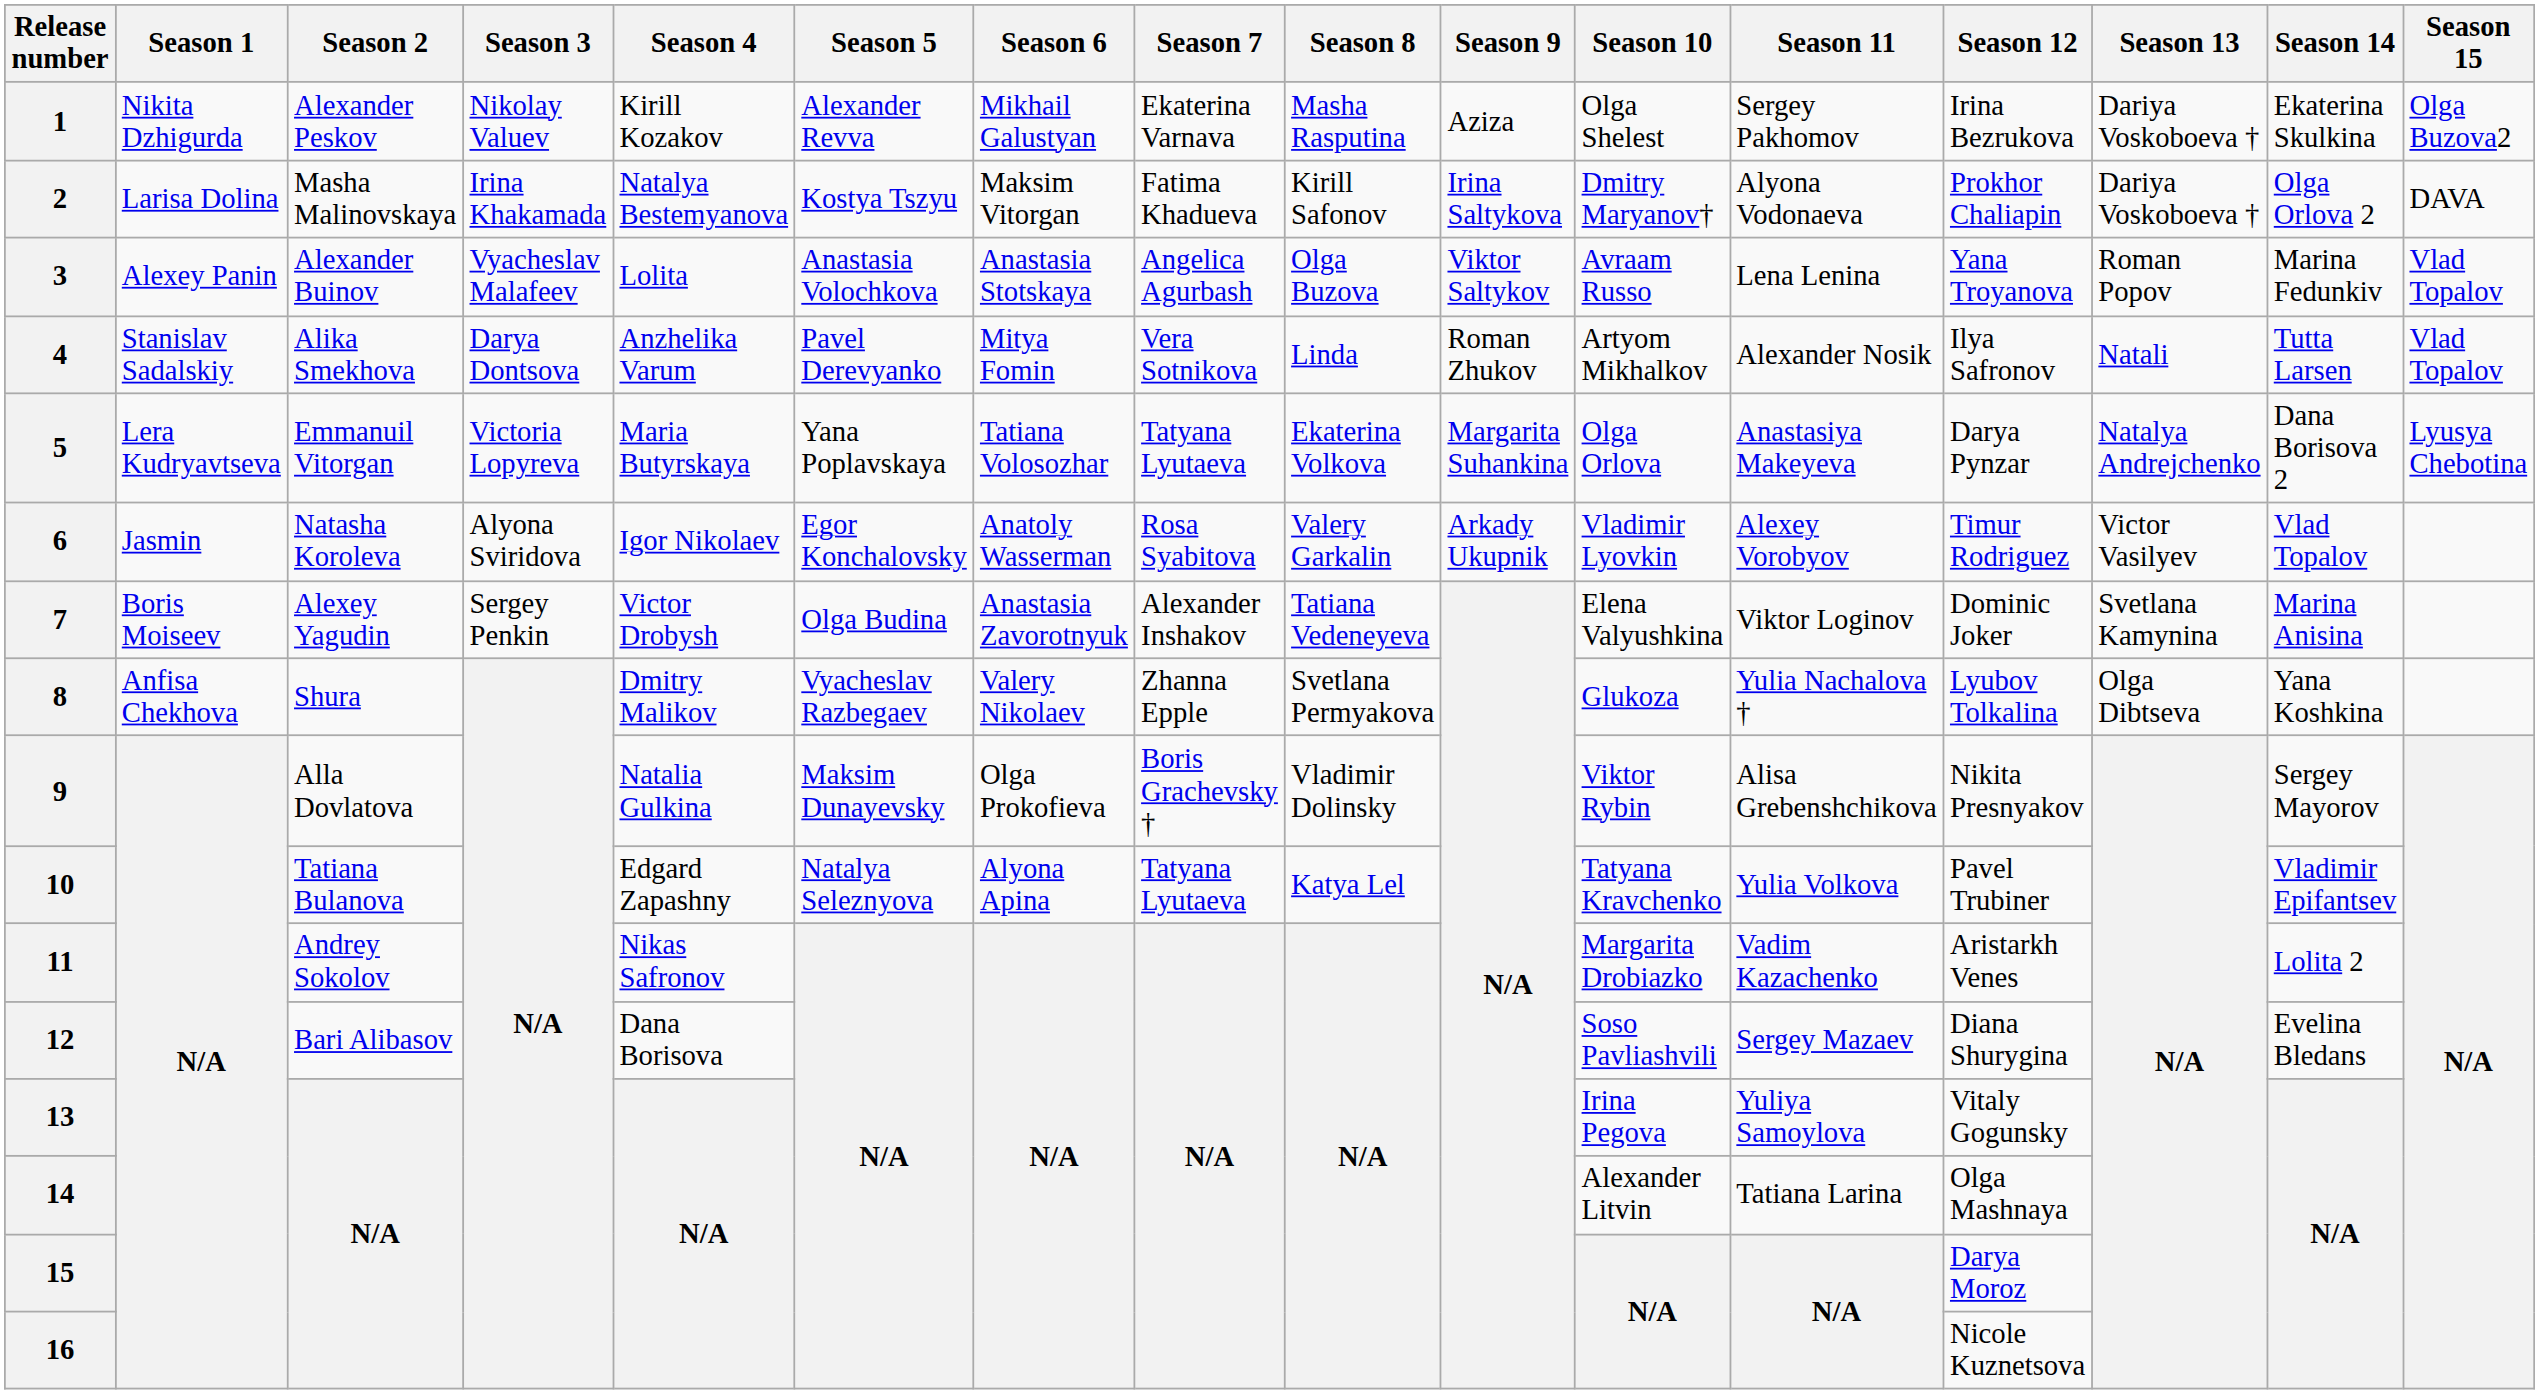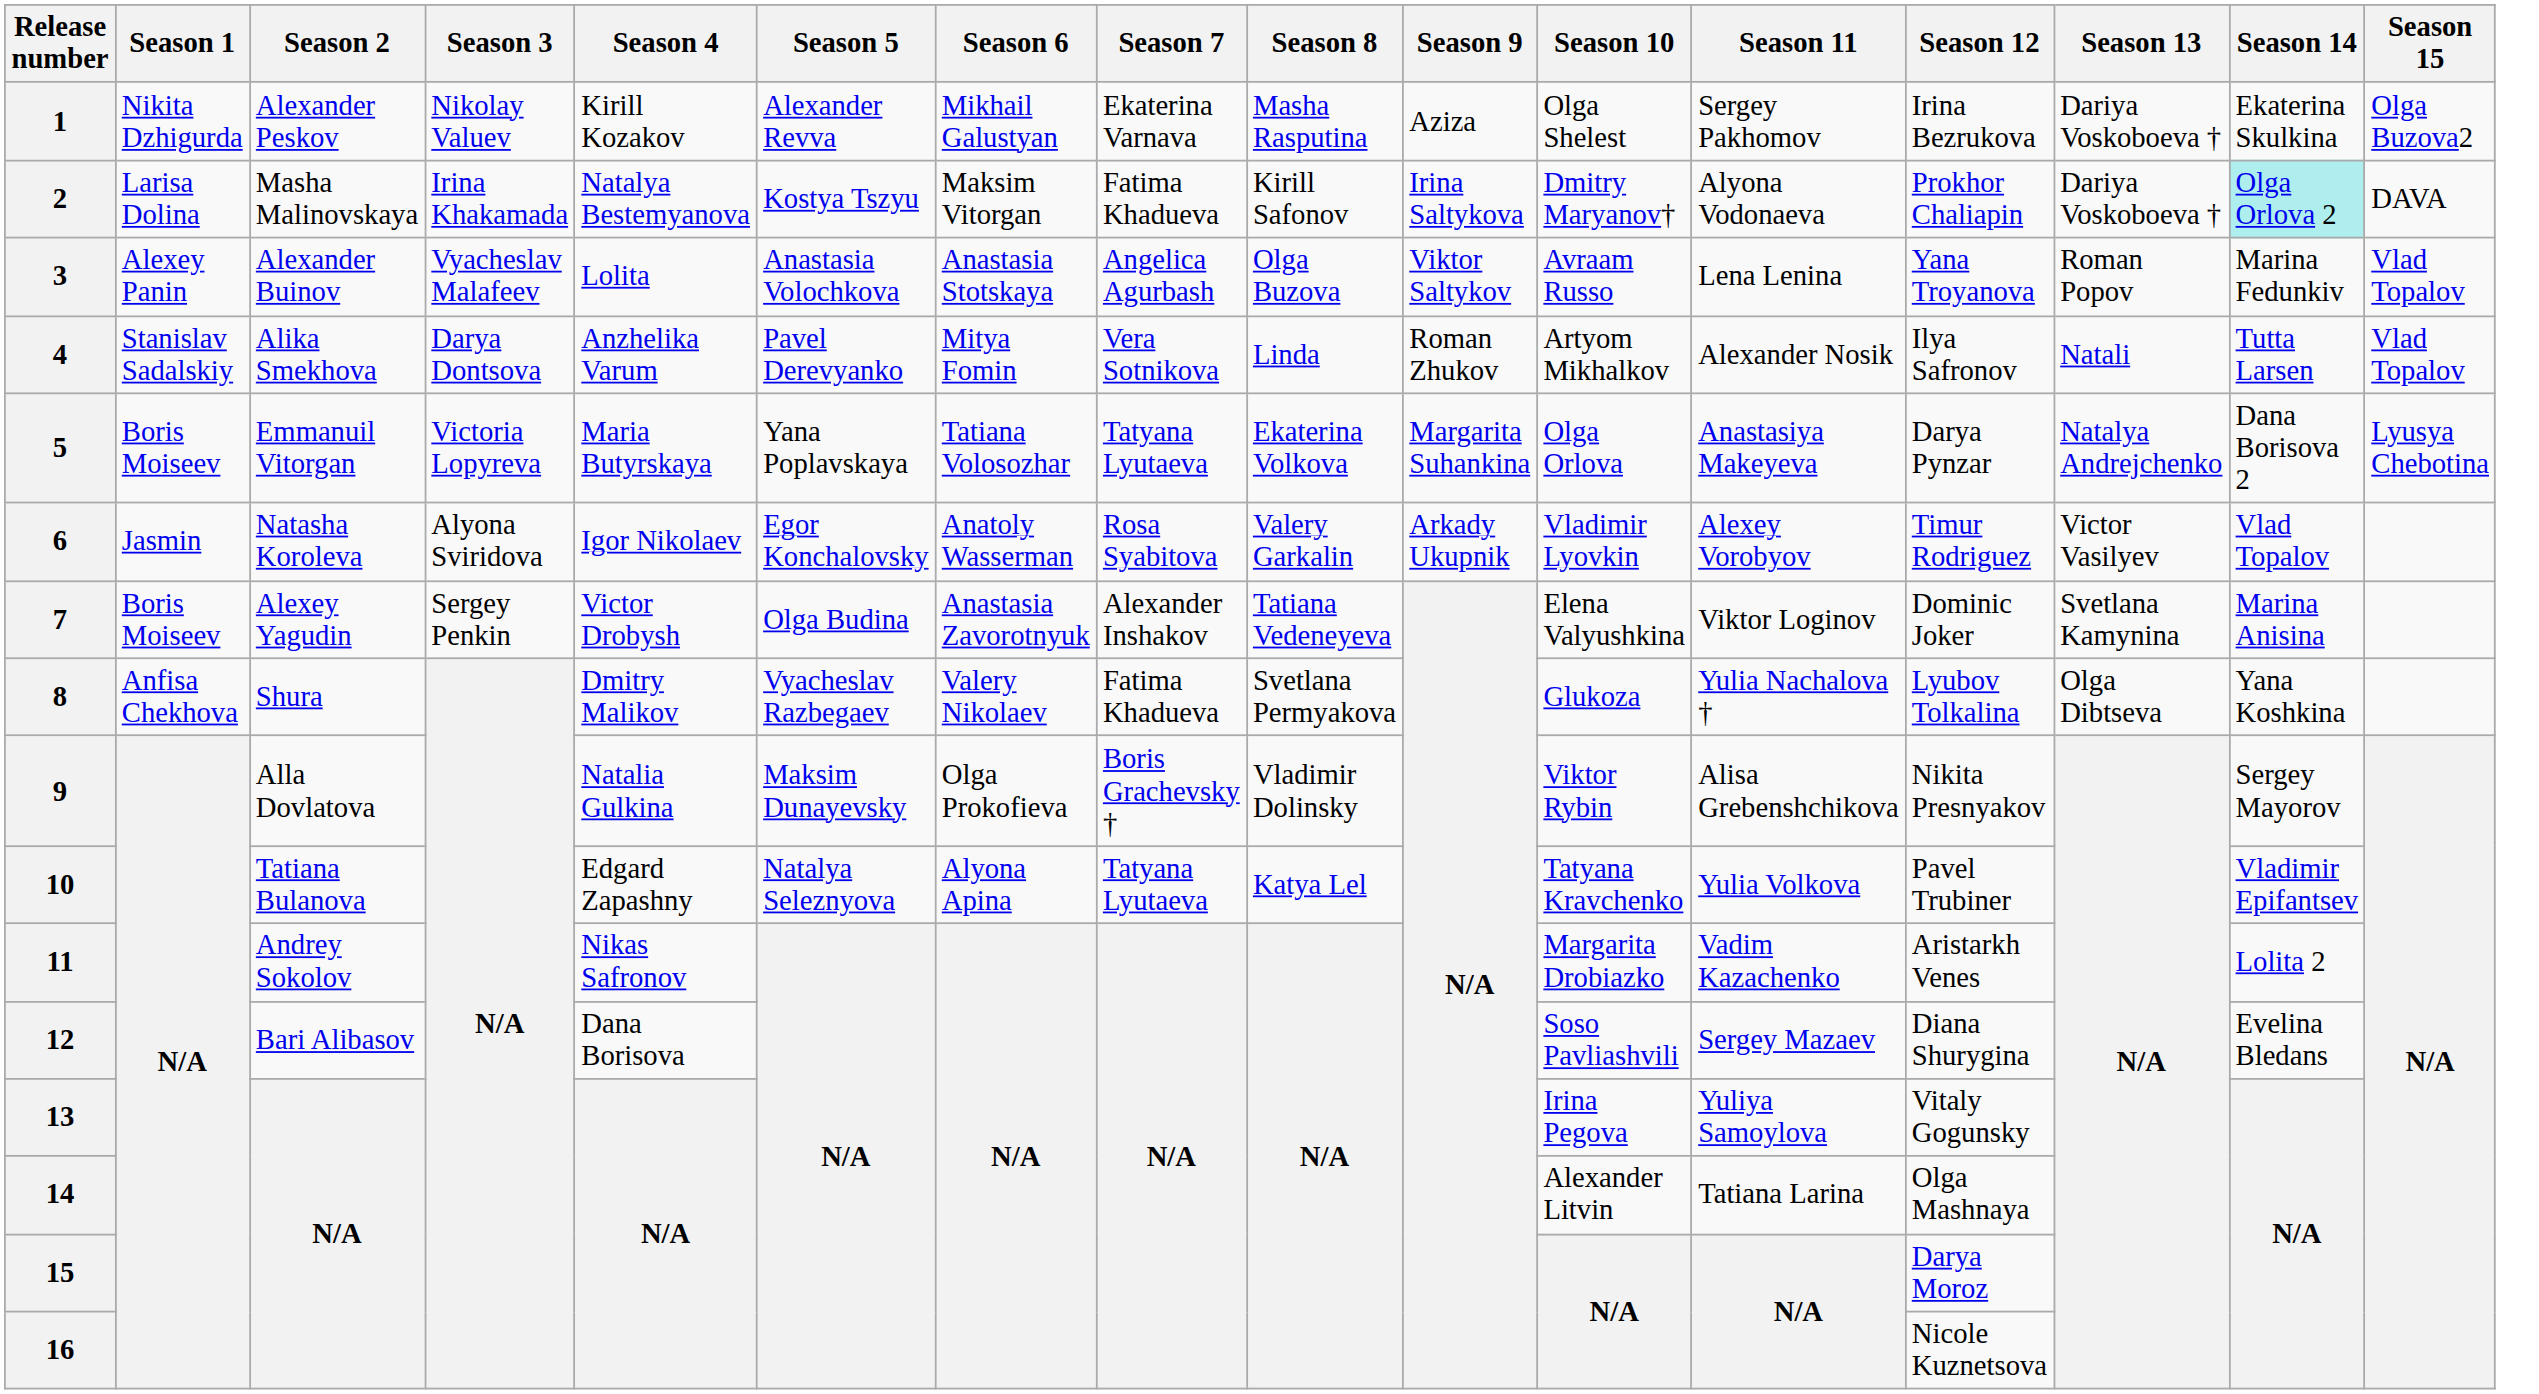(2324, 198) no background -> (2286, 198) paleturquoise background
(201, 447) Lera Kudryavtseva -> (171, 447) Boris Moiseev
(1184, 696) Zhanna Epple -> (1161, 696) Fatima Khadueva
